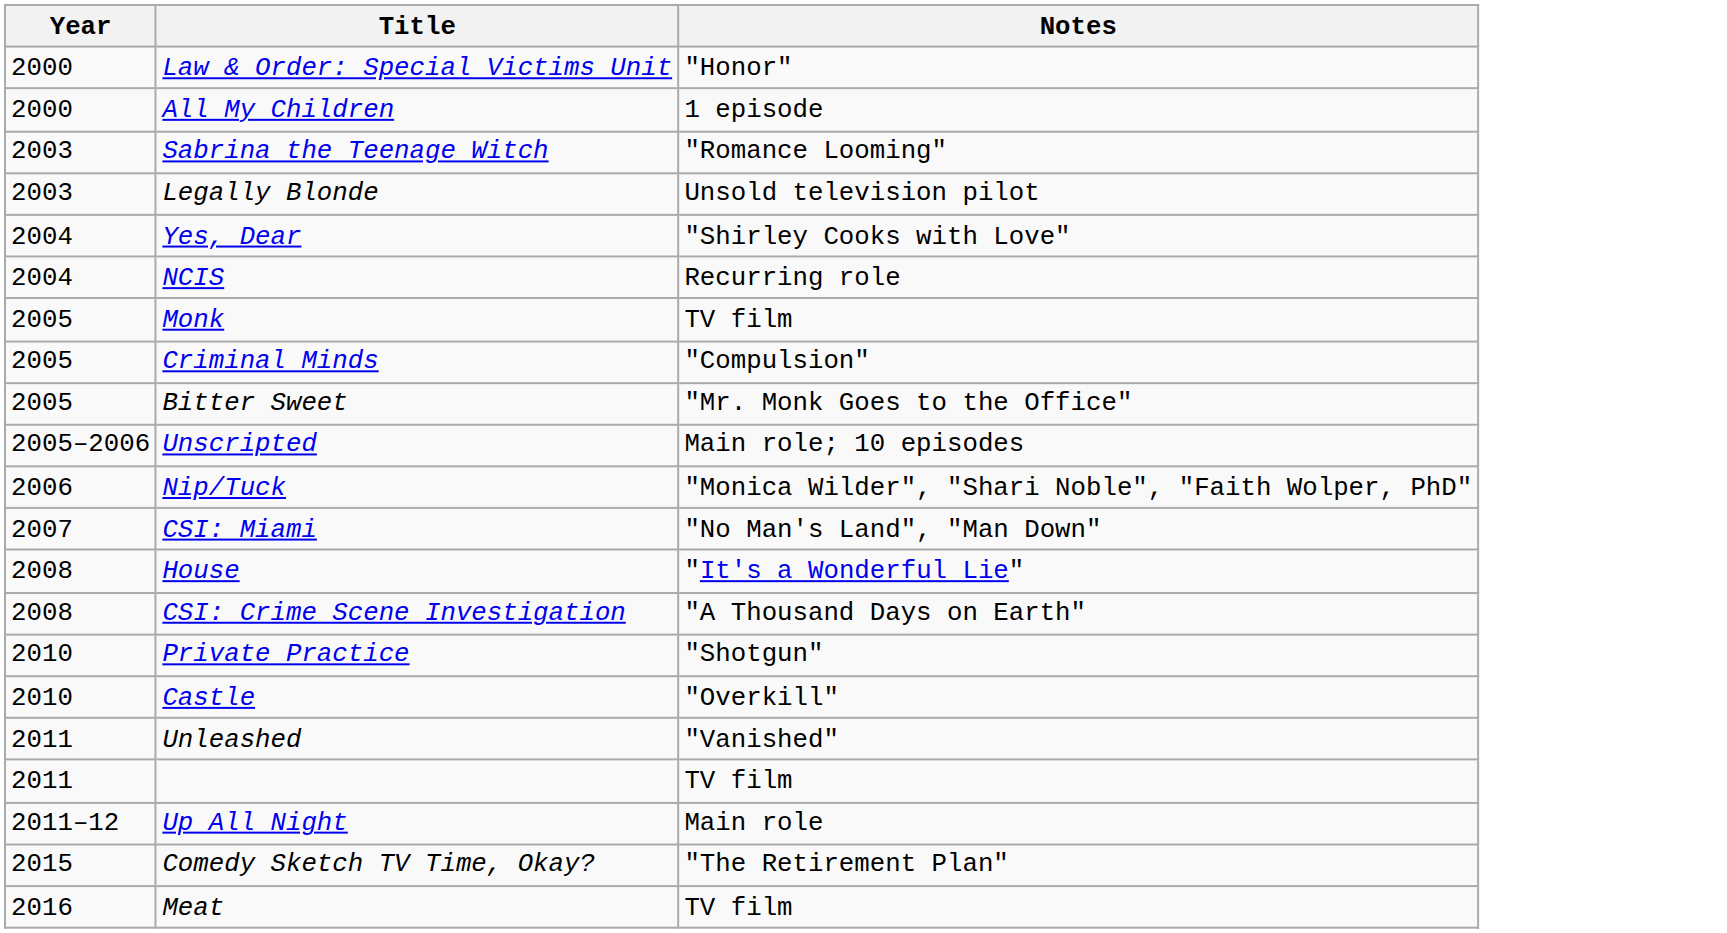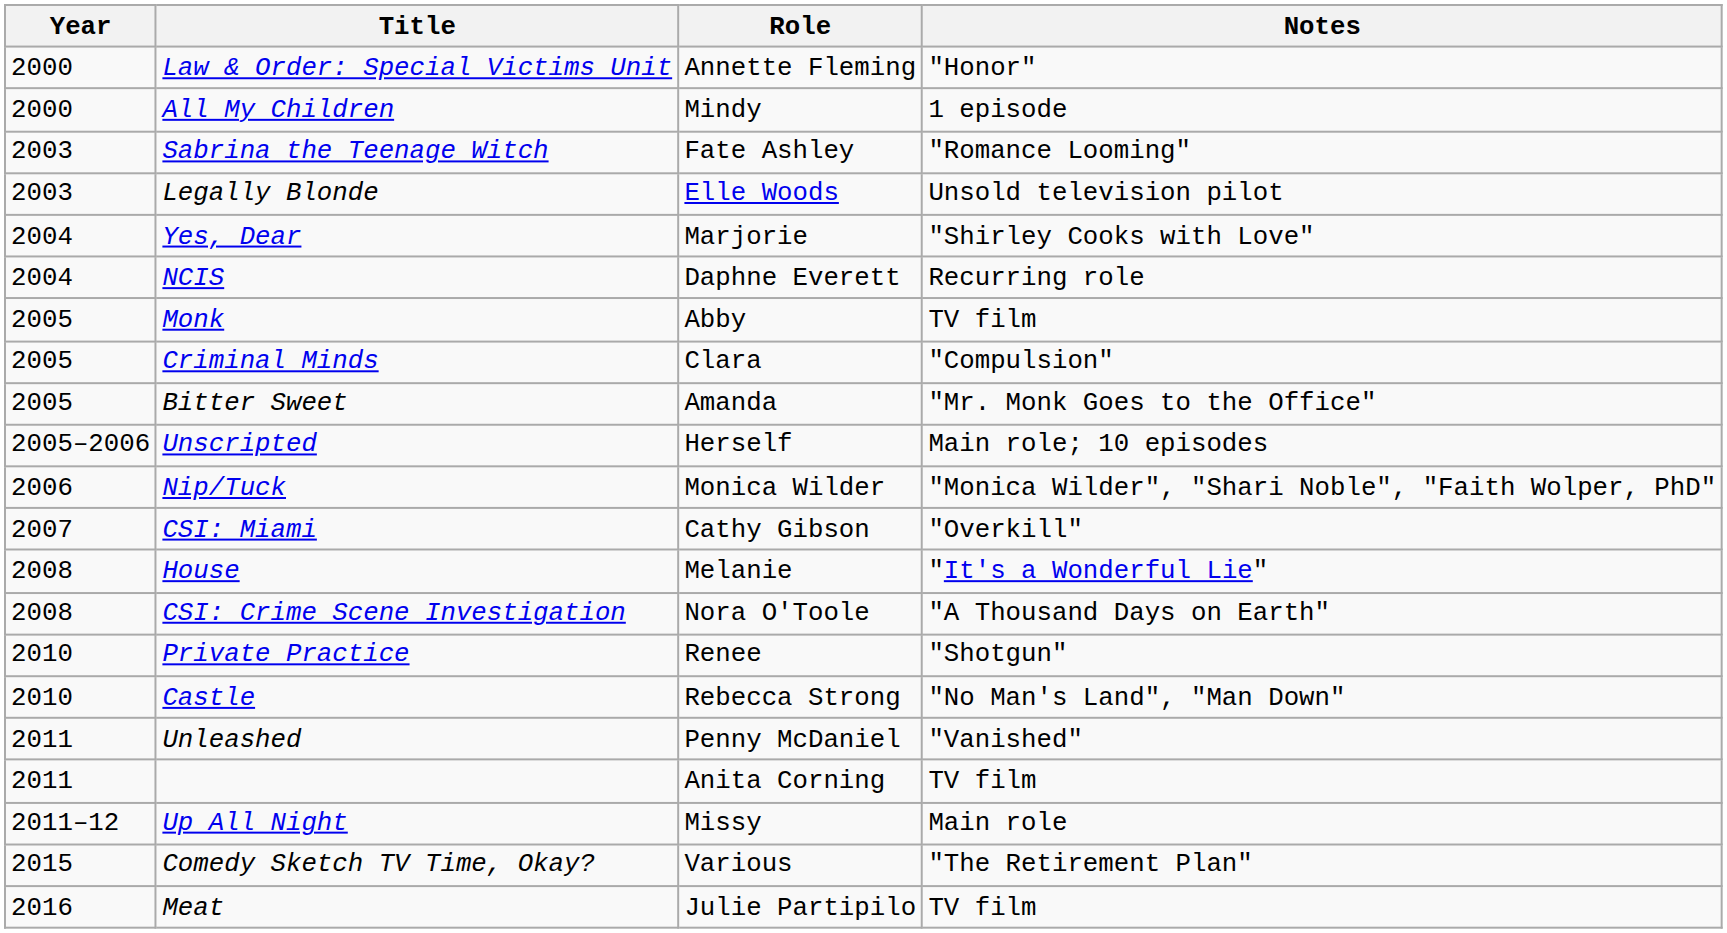+ column: (800, 26)
(893, 529) "No Man's Land", "Man Down" -> (1006, 529) "Overkill"
(762, 697) "Overkill" -> (1137, 697) "No Man's Land", "Man Down"
